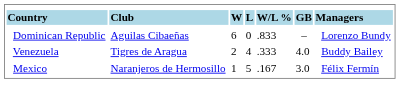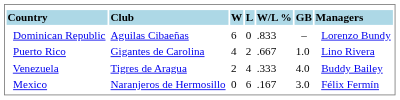+ row: (37, 52)
(234, 68) 1 -> (234, 85) 0
(248, 68) 5 -> (248, 85) 6
